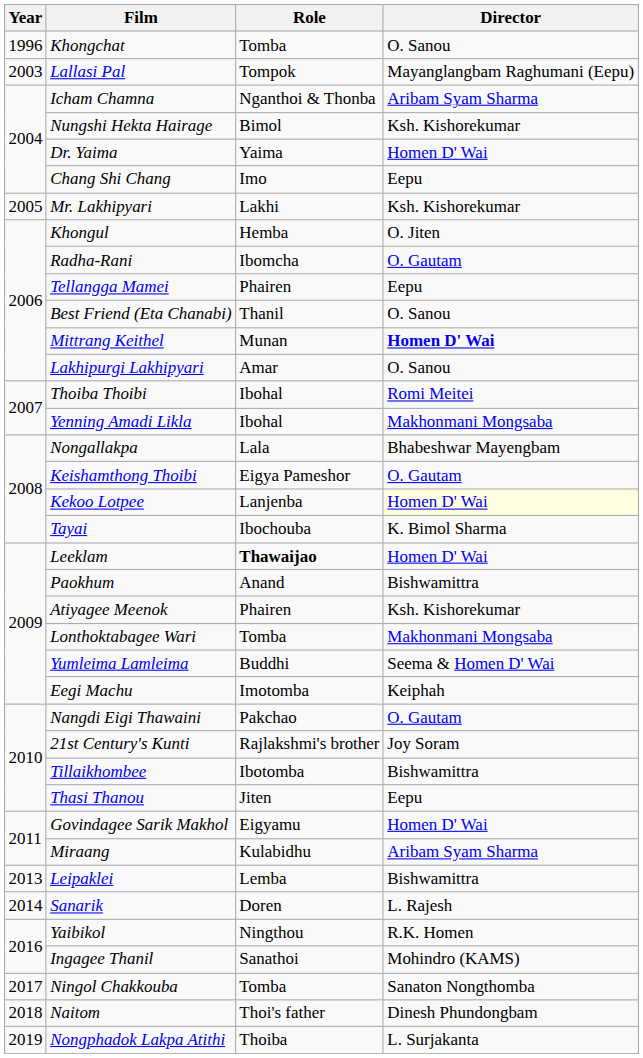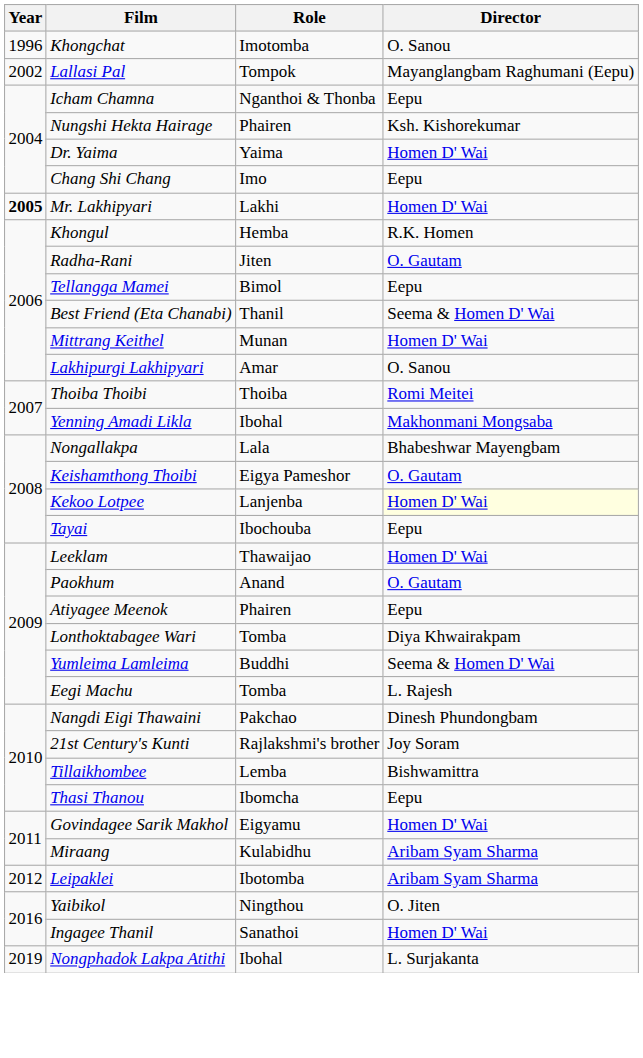(263, 44) Tomba -> (274, 44) Imotomba
(25, 71) 2003 -> (25, 71) 2002
(463, 98) Aribam Syam Sharma -> (405, 98) Eepu
(261, 125) Bimol -> (265, 125) Phairen
(25, 206) normal -> (25, 206) bold
(454, 206) Ksh. Kishorekumar -> (437, 206) Homen D' Wai
(414, 233) O. Jiten -> (430, 233) R.K. Homen
(269, 260) Ibomcha -> (255, 260) Jiten
(265, 286) Phairen -> (261, 286) Bimol
(419, 313) O. Sanou -> (471, 313) Seema & Homen D' Wai
(441, 340) bold -> (437, 340) normal
(261, 394) Ibohal -> (263, 394) Thoiba
(447, 529) K. Bimol Sharma -> (405, 529) Eepu
(278, 555) bold -> (275, 555) normal
(433, 582) Bishwamittra -> (425, 582) O. Gautam
(454, 609) Ksh. Kishorekumar -> (405, 609) Eepu
(470, 636) Makhonmani Mongsaba -> (454, 636) Diya Khwairakpam
(274, 690) Imotomba -> (263, 690) Tomba
(416, 690) Keiphah -> (420, 690) L. Rajesh
(425, 717) O. Gautam -> (462, 717) Dinesh Phundongbam
(272, 771) Ibotomba -> (263, 771) Lemba
(255, 797) Jiten -> (269, 797) Ibomcha
(25, 878) 2013 -> (25, 878) 2012
(263, 878) Lemba -> (272, 878) Ibotomba
(433, 878) Bishwamittra -> (463, 878) Aribam Syam Sharma
- row: (77, 905)
(430, 932) R.K. Homen -> (414, 905) O. Jiten
(453, 959) Mohindro (KAMS) -> (437, 932) Homen D' Wai
- row: (114, 986)
- row: (75, 1013)
(263, 1040) Thoiba -> (261, 959) Ibohal
